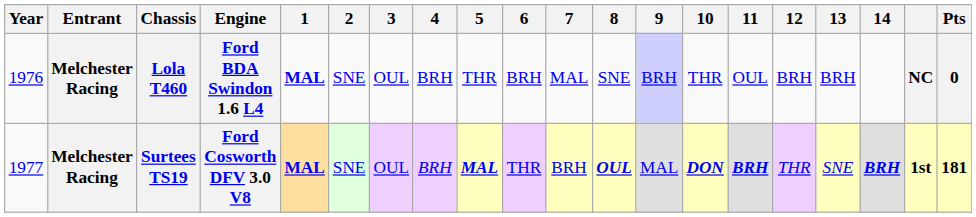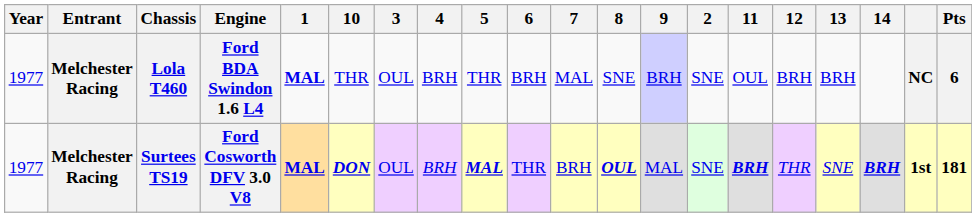columns swapped: (349, 19) <-> (705, 19)
(26, 78) 1976 -> (26, 78) 1977
(954, 78) 0 -> (954, 78) 6
